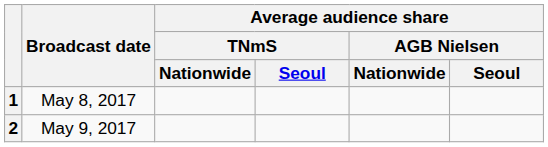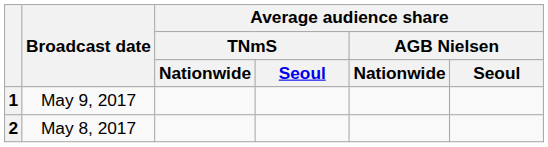(89, 100) May 8, 2017 -> (89, 100) May 9, 2017
(89, 127) May 9, 2017 -> (89, 127) May 8, 2017
